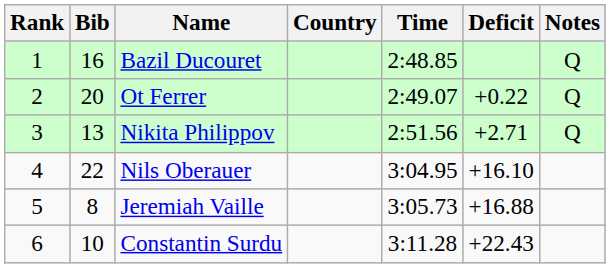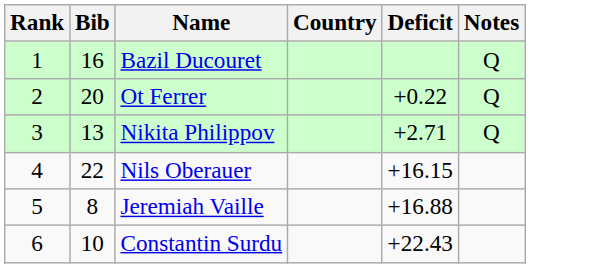- column: (423, 22)
(501, 170) +16.10 -> (420, 170) +16.15
